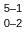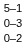+ row: (13, 23)
